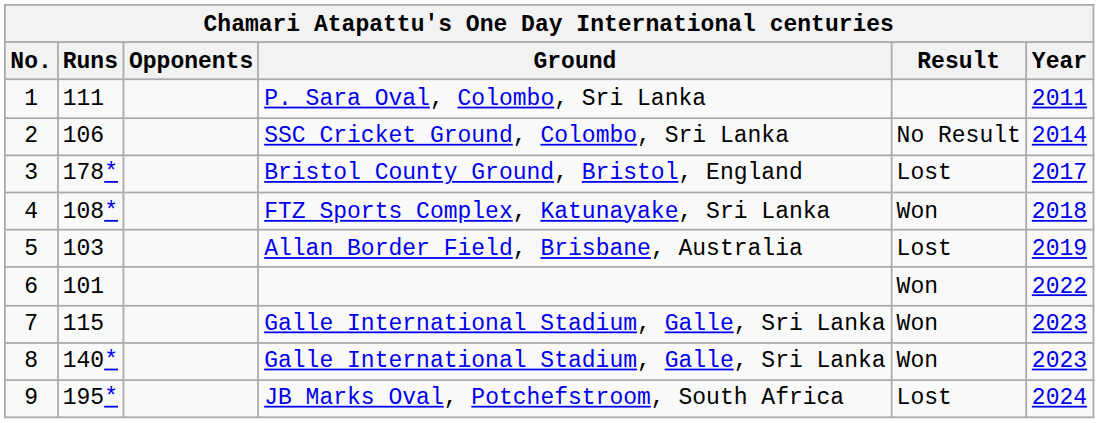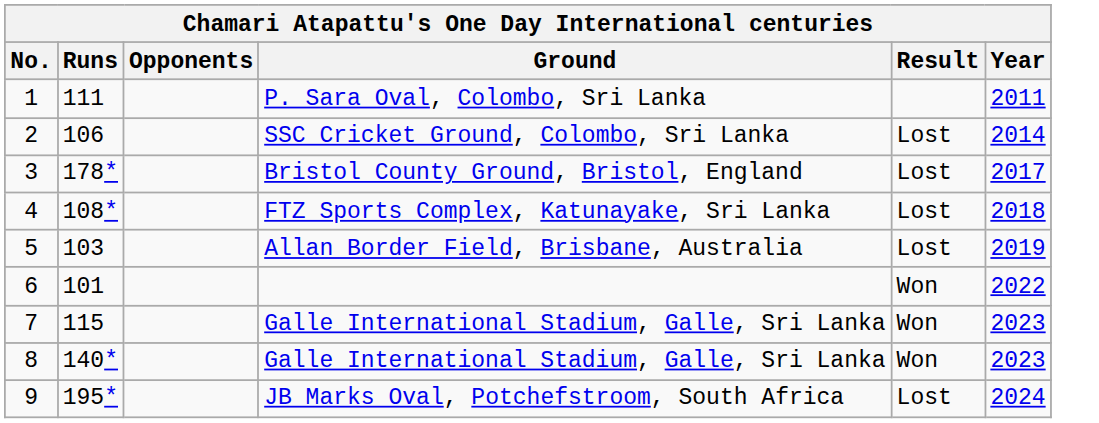(959, 136) No Result -> (924, 136) Lost
(917, 211) Won -> (924, 211) Lost
